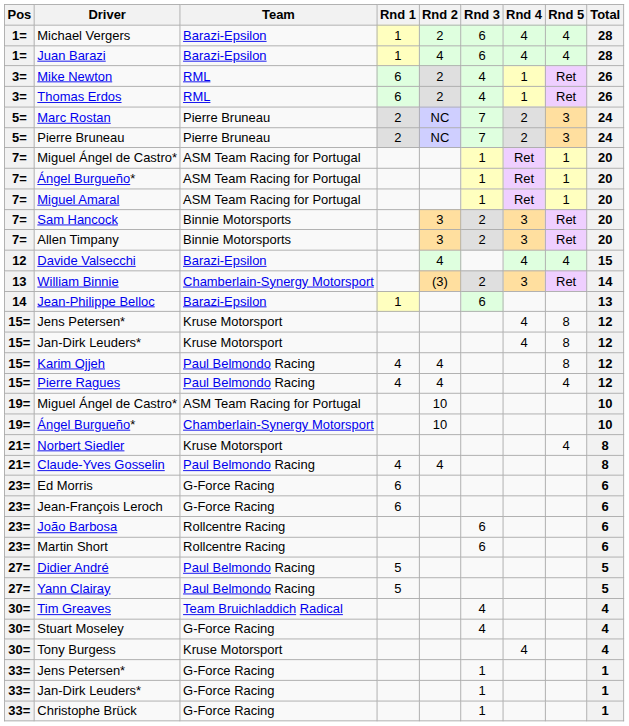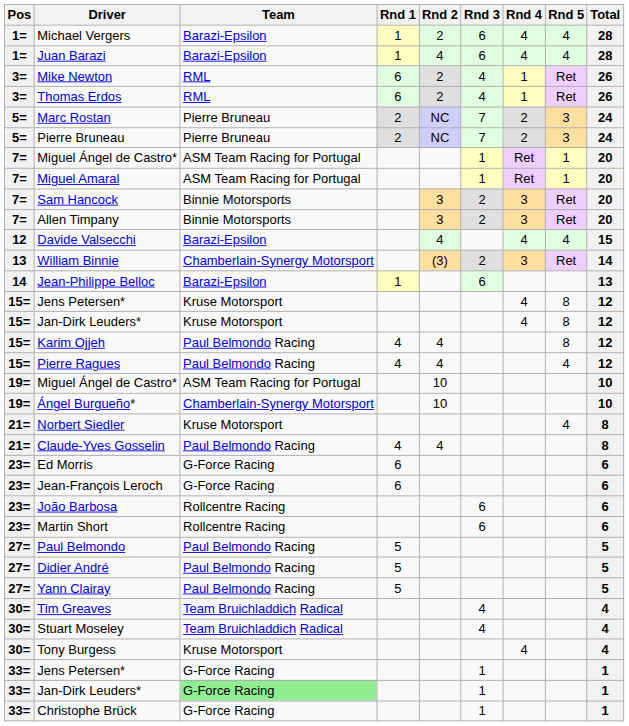- row: (19, 179)
+ row: (19, 547)
(229, 629) G-Force Racing -> (263, 629) Team Bruichladdich Radical
(229, 691) no background -> (229, 691) lightgreen background
